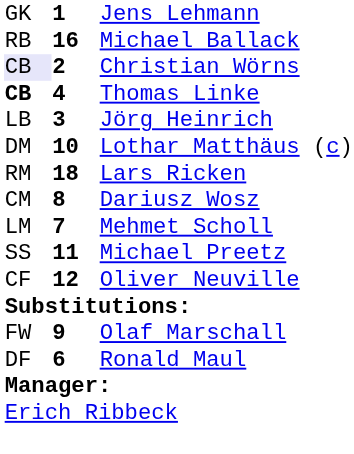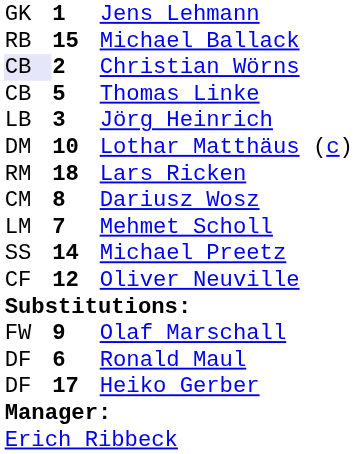(66, 41) 16 -> (66, 41) 15
(18, 94) bold -> (18, 94) normal
(59, 94) 4 -> (59, 94) 5
(66, 254) 11 -> (66, 254) 14
+ row: (180, 387)
